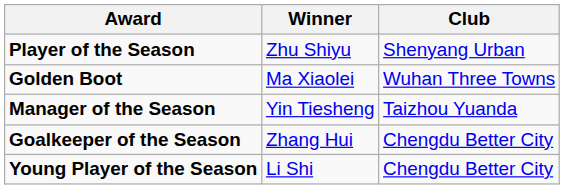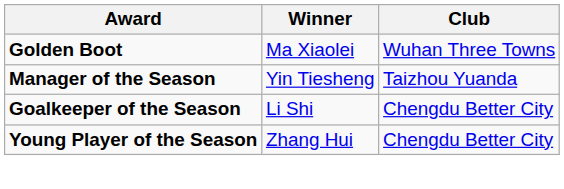- row: (102, 49)
(310, 139) Zhang Hui -> (290, 109) Li Shi
(290, 169) Li Shi -> (310, 139) Zhang Hui
